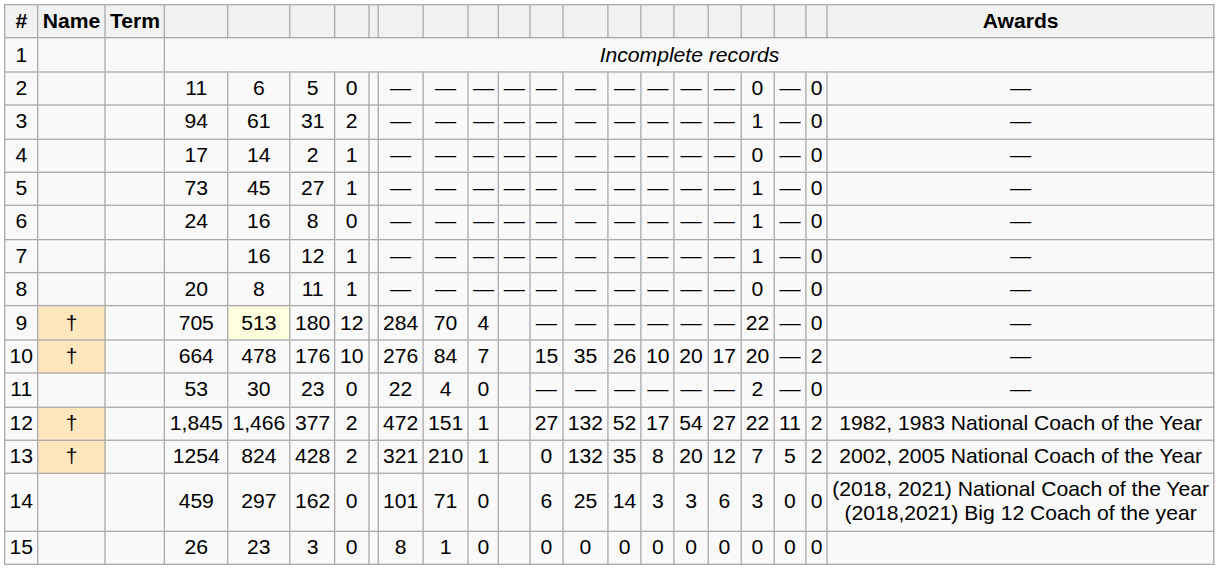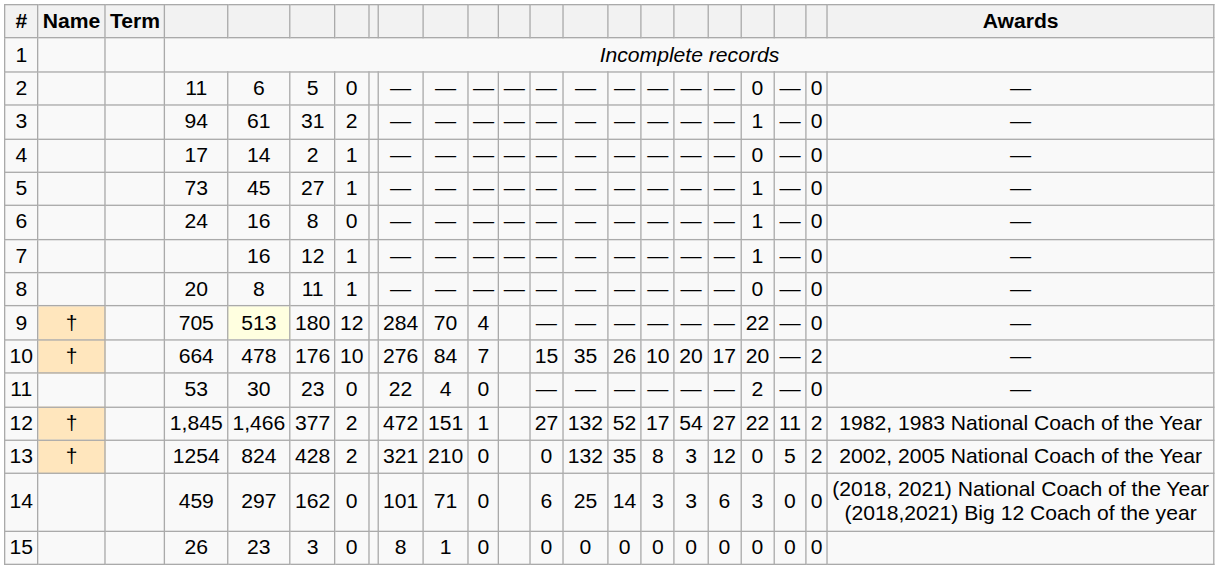(483, 456) 1 -> (483, 456) 0
(691, 456) 20 -> (691, 456) 3
(757, 456) 7 -> (757, 456) 0
